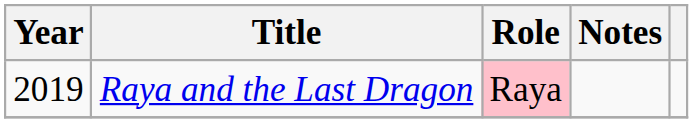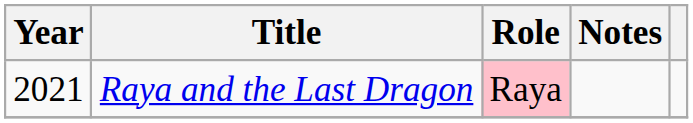(48, 88) 2019 -> (48, 88) 2021
